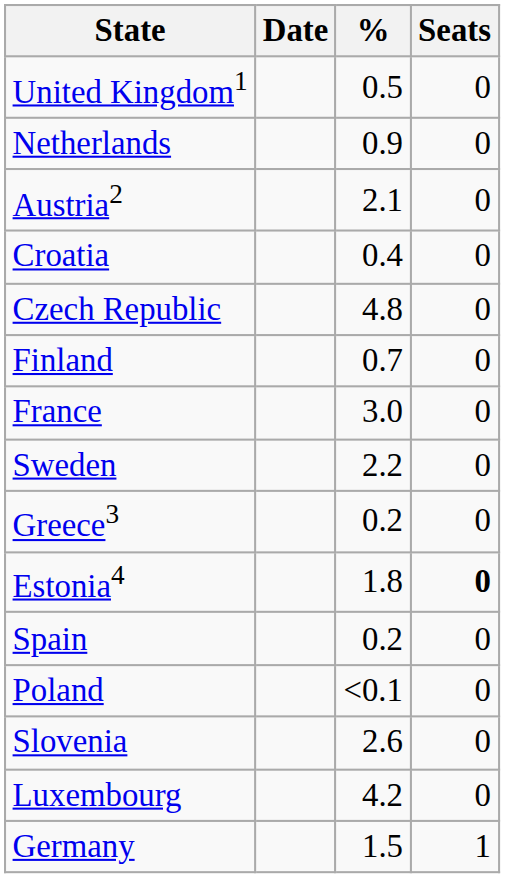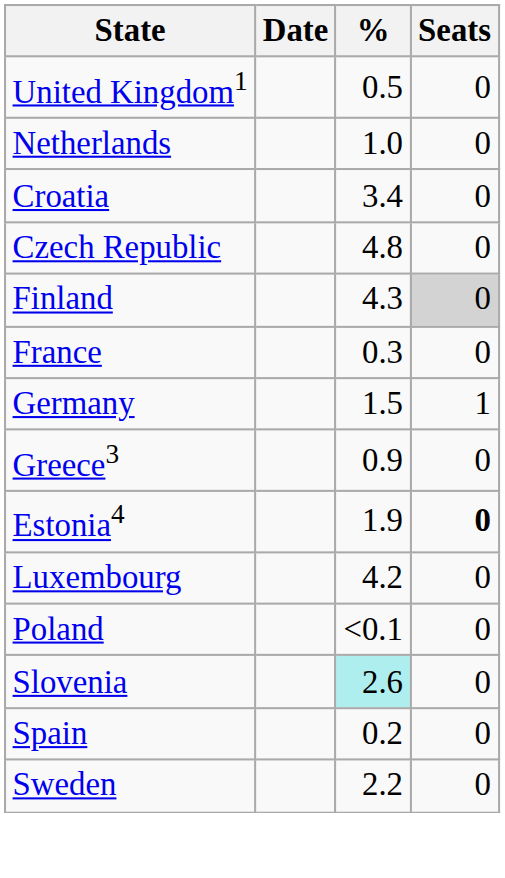(382, 143) 0.9 -> (382, 143) 1.0
- row: (68, 199)
(382, 256) 0.4 -> (382, 195) 3.4
(382, 360) 0.7 -> (382, 299) 4.3
(483, 360) no background -> (483, 299) lightgrey background
(382, 412) 3.0 -> (382, 351) 0.3
rows swapped: (74, 846) <-> (65, 464)
(382, 520) 0.2 -> (382, 459) 0.9
(382, 581) 1.8 -> (382, 520) 1.9
rows swapped: (97, 794) <-> (50, 638)
(382, 742) no background -> (382, 681) paleturquoise background
